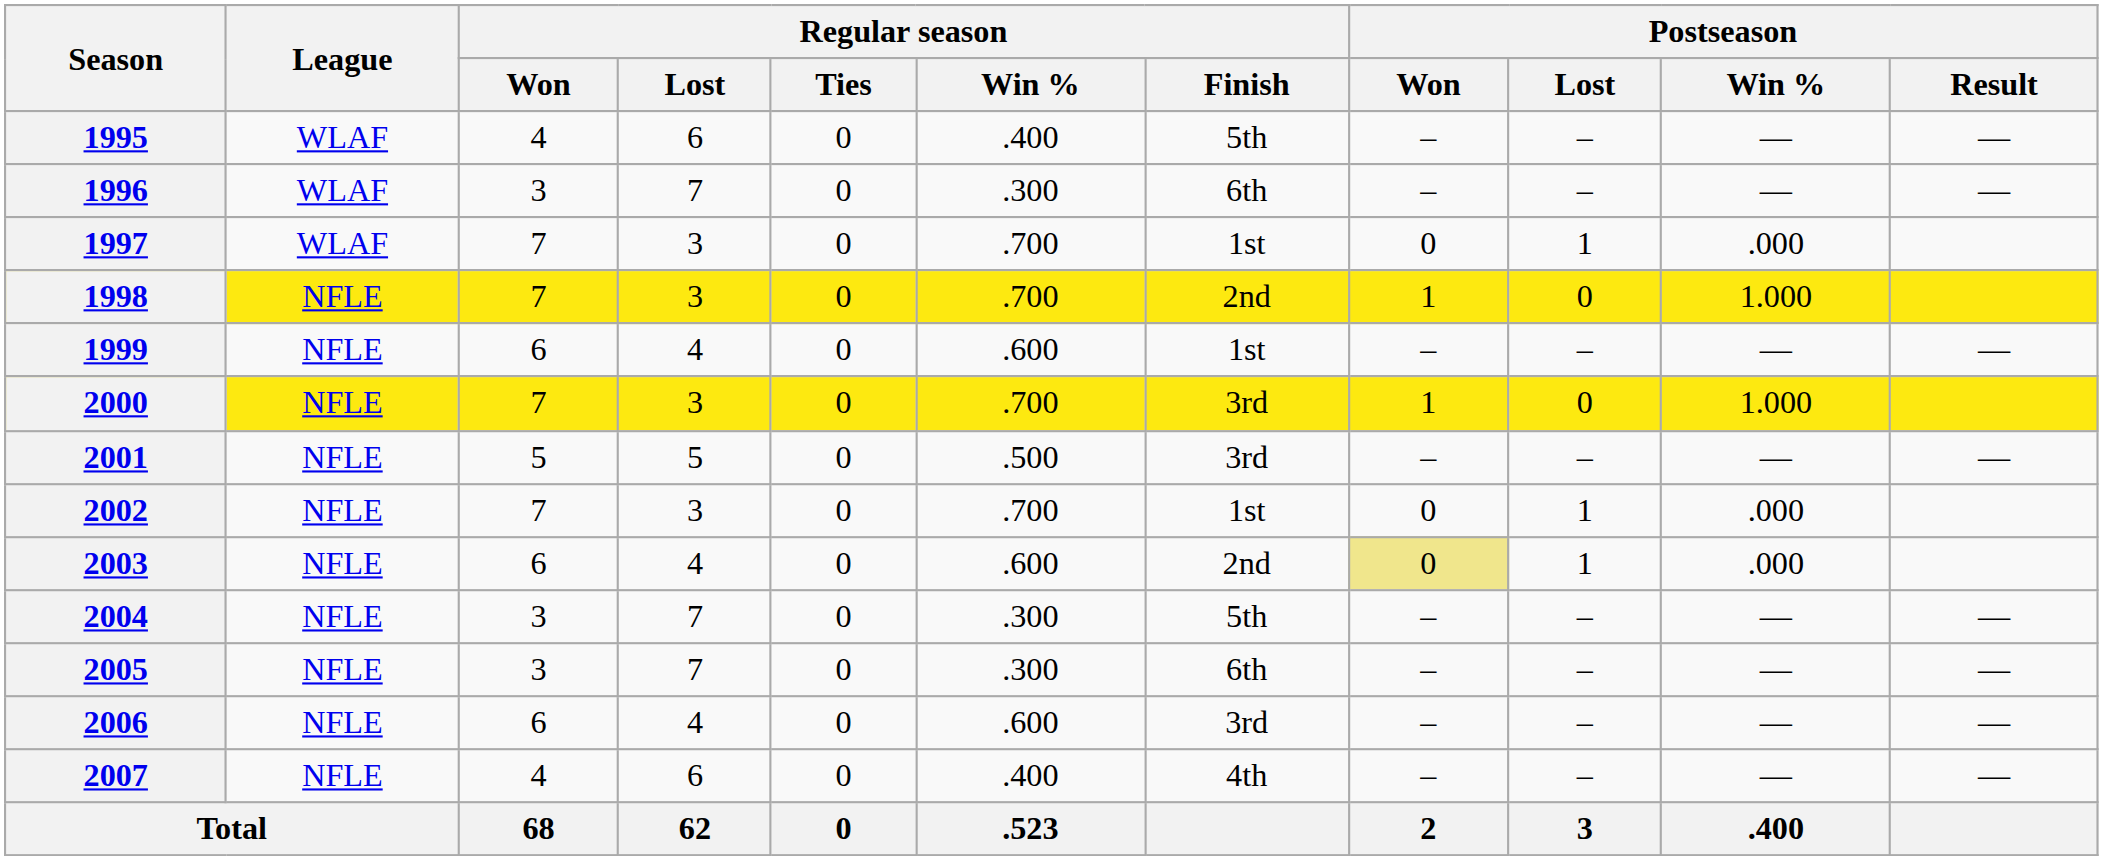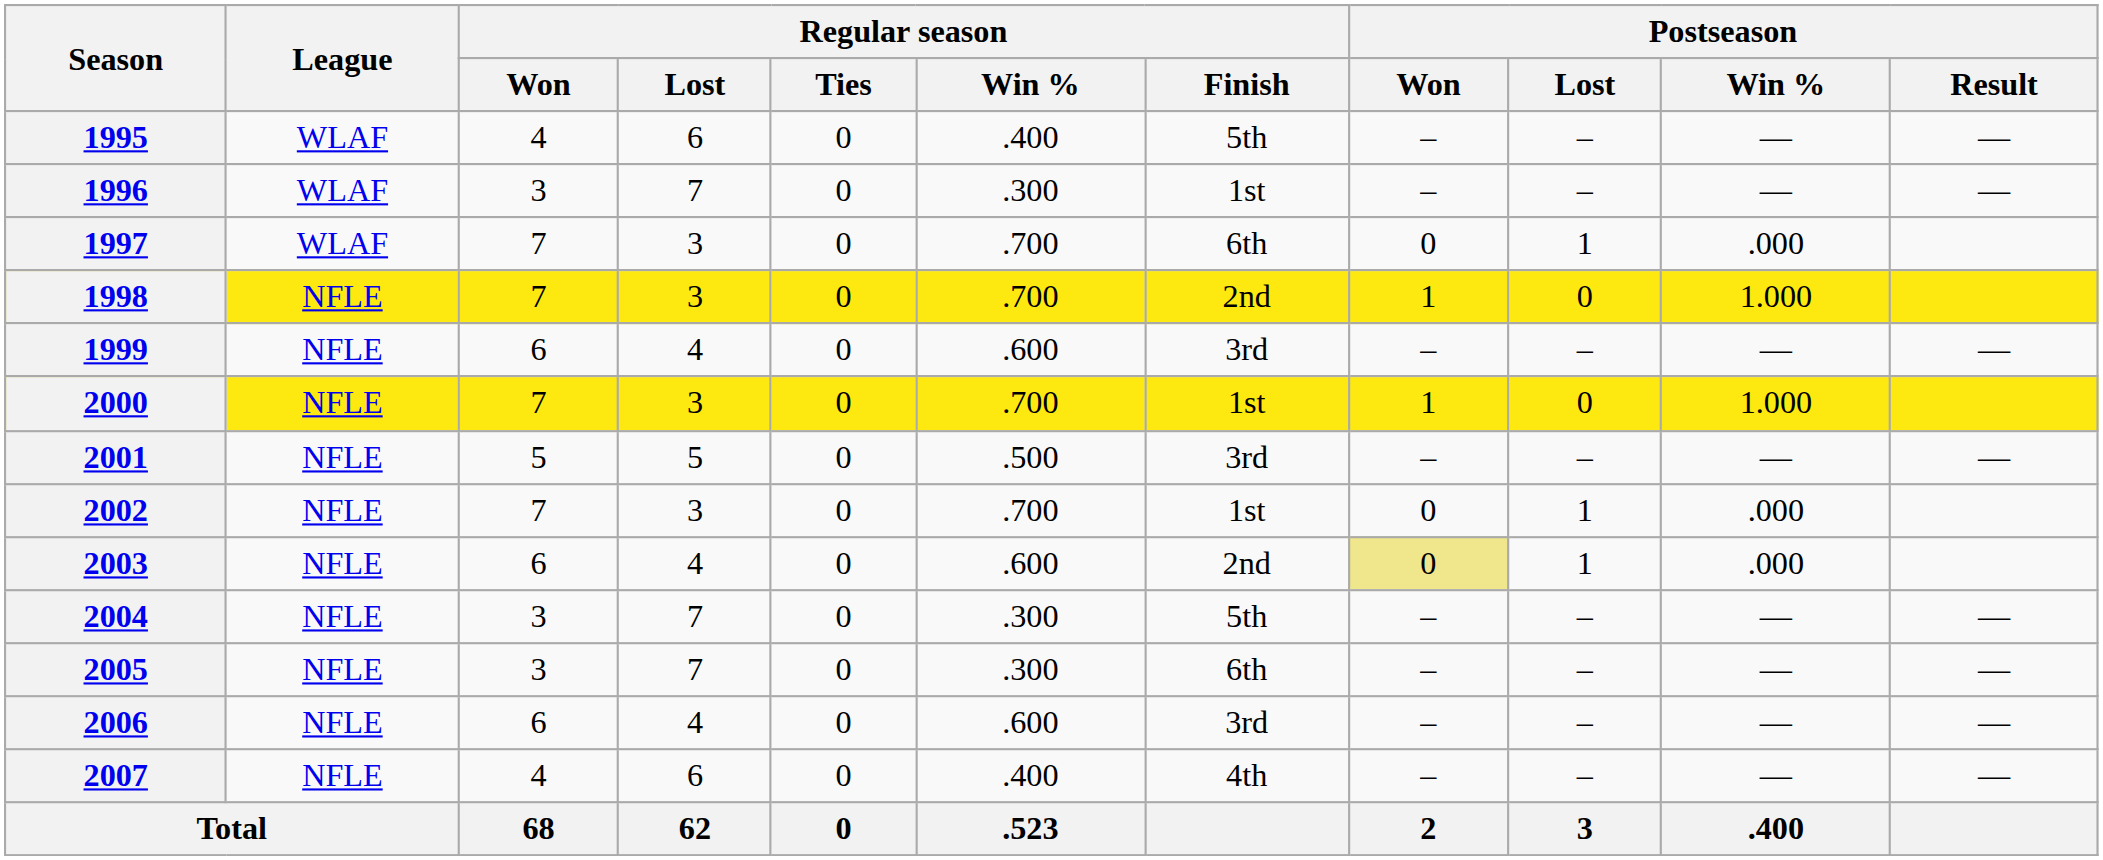(1247, 190) 6th -> (1247, 190) 1st
(1247, 243) 1st -> (1247, 243) 6th
(1247, 350) 1st -> (1247, 350) 3rd
(1247, 403) 3rd -> (1247, 403) 1st
